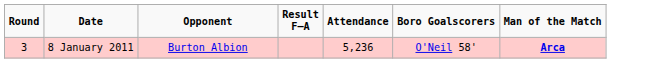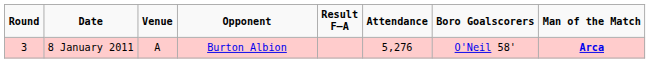+ column: (157, 21)
(358, 48) 5,236 -> (397, 48) 5,276
